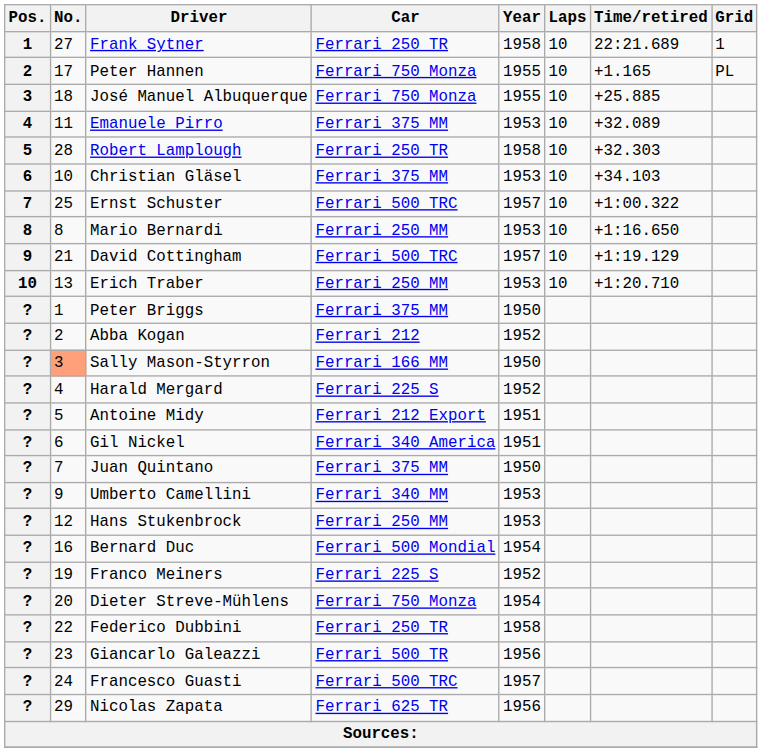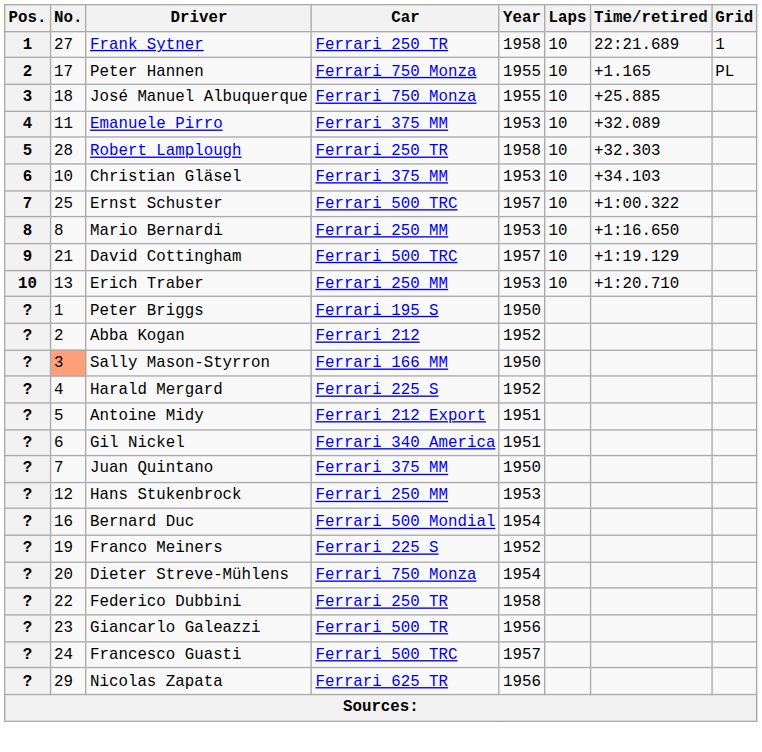(382, 310) Ferrari 375 MM -> (377, 310) Ferrari 195 S
- row: (171, 495)
